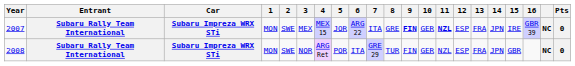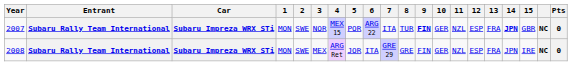- column: (532, 10)
(305, 28) MEX -> (320, 28) NOR
(340, 28) JOR -> (354, 28) POR
(392, 28) GRE -> (407, 28) TUR
(445, 28) bold -> (459, 28) normal
(497, 28) normal -> (511, 28) bold
(514, 28) IRE -> (528, 28) GBR
(305, 50) NOR -> (320, 50) MEX
(340, 50) POR -> (354, 50) JOR
(392, 50) TUR -> (407, 50) GRE
(514, 50) GBR -> (528, 50) IRE
